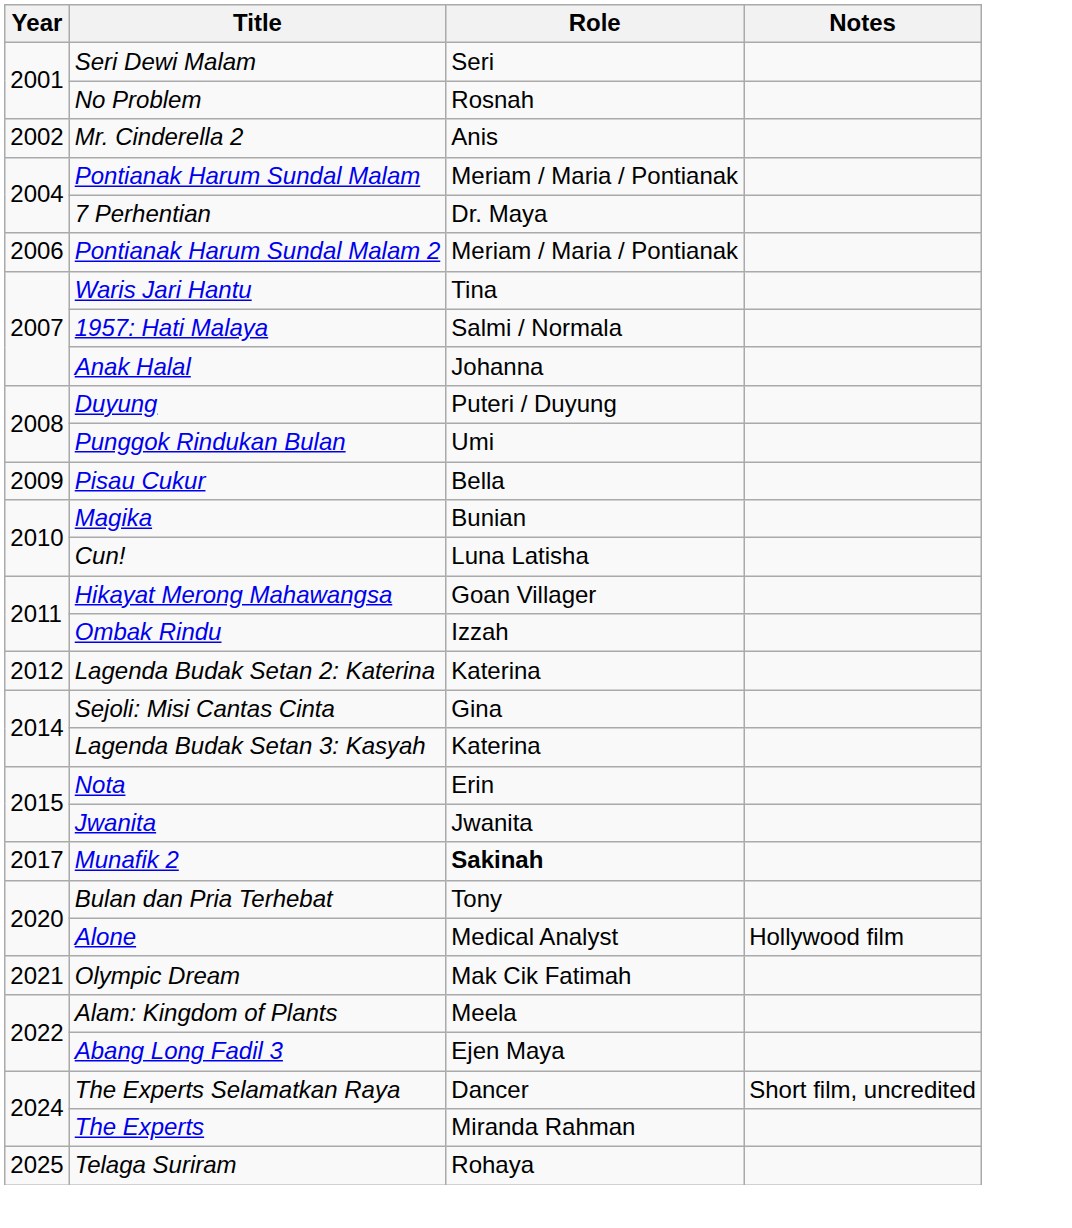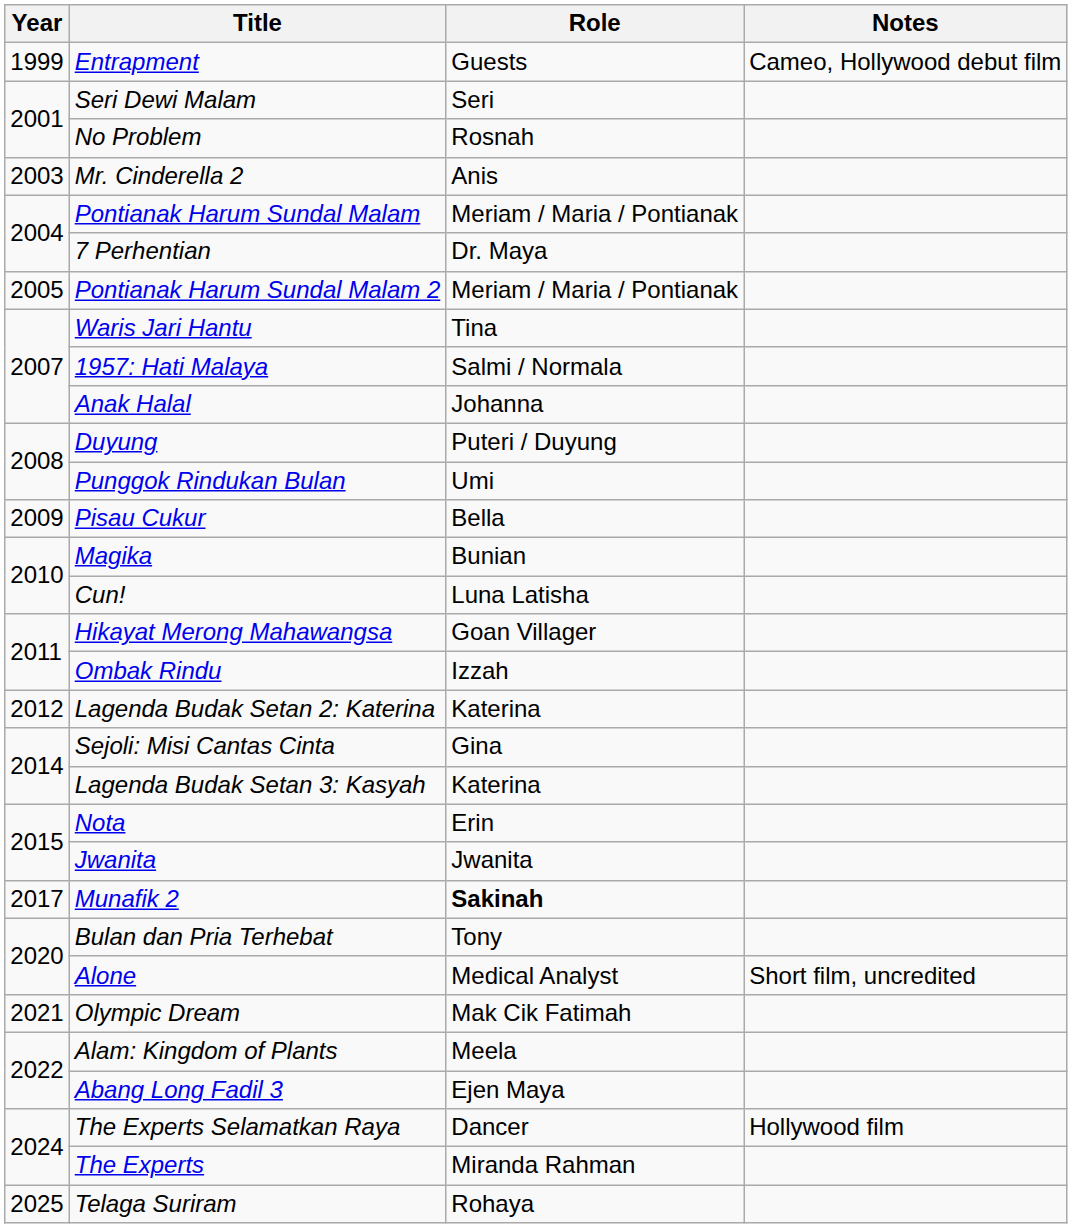+ row: (137, 61)
(37, 137) 2002 -> (37, 175) 2003
(37, 251) 2006 -> (37, 289) 2005
(827, 937) Hollywood film -> (863, 975) Short film, uncredited
(863, 1089) Short film, uncredited -> (827, 1127) Hollywood film
